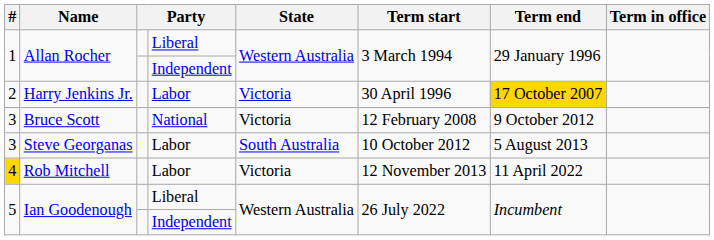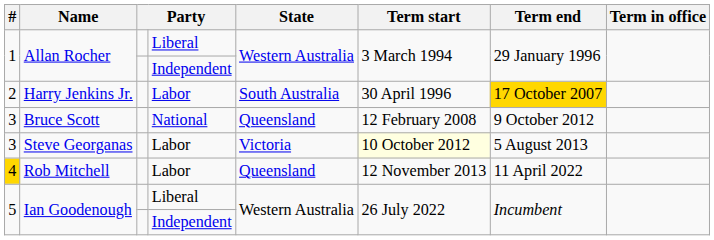(265, 94) Victoria -> (289, 94) South Australia
(265, 119) Victoria -> (277, 119) Queensland
(289, 145) South Australia -> (265, 145) Victoria
(416, 145) no background -> (416, 145) lightyellow background
(265, 171) Victoria -> (277, 171) Queensland
